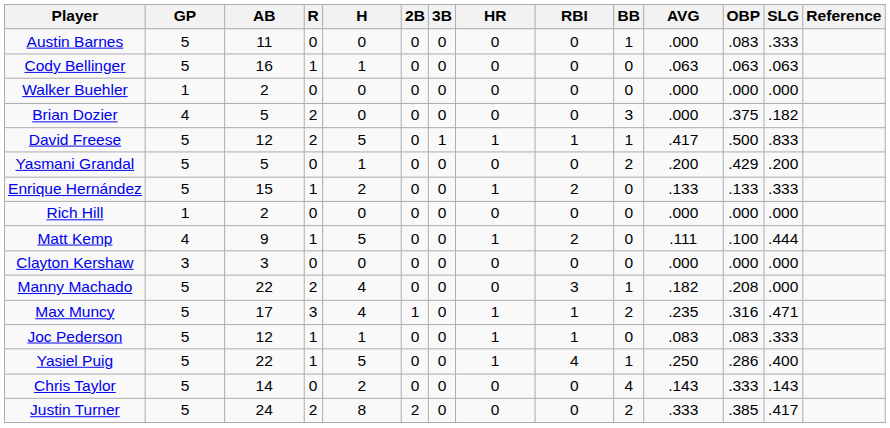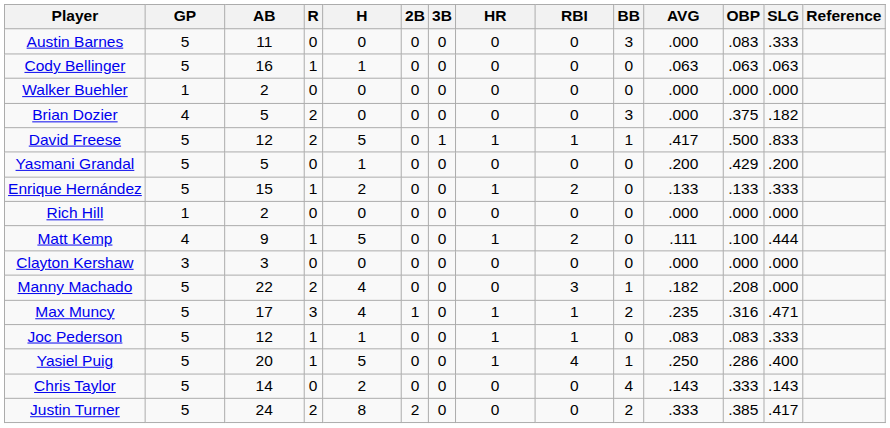(629, 41) 1 -> (629, 41) 3
(629, 164) 2 -> (629, 164) 0
(264, 361) 22 -> (264, 361) 20
